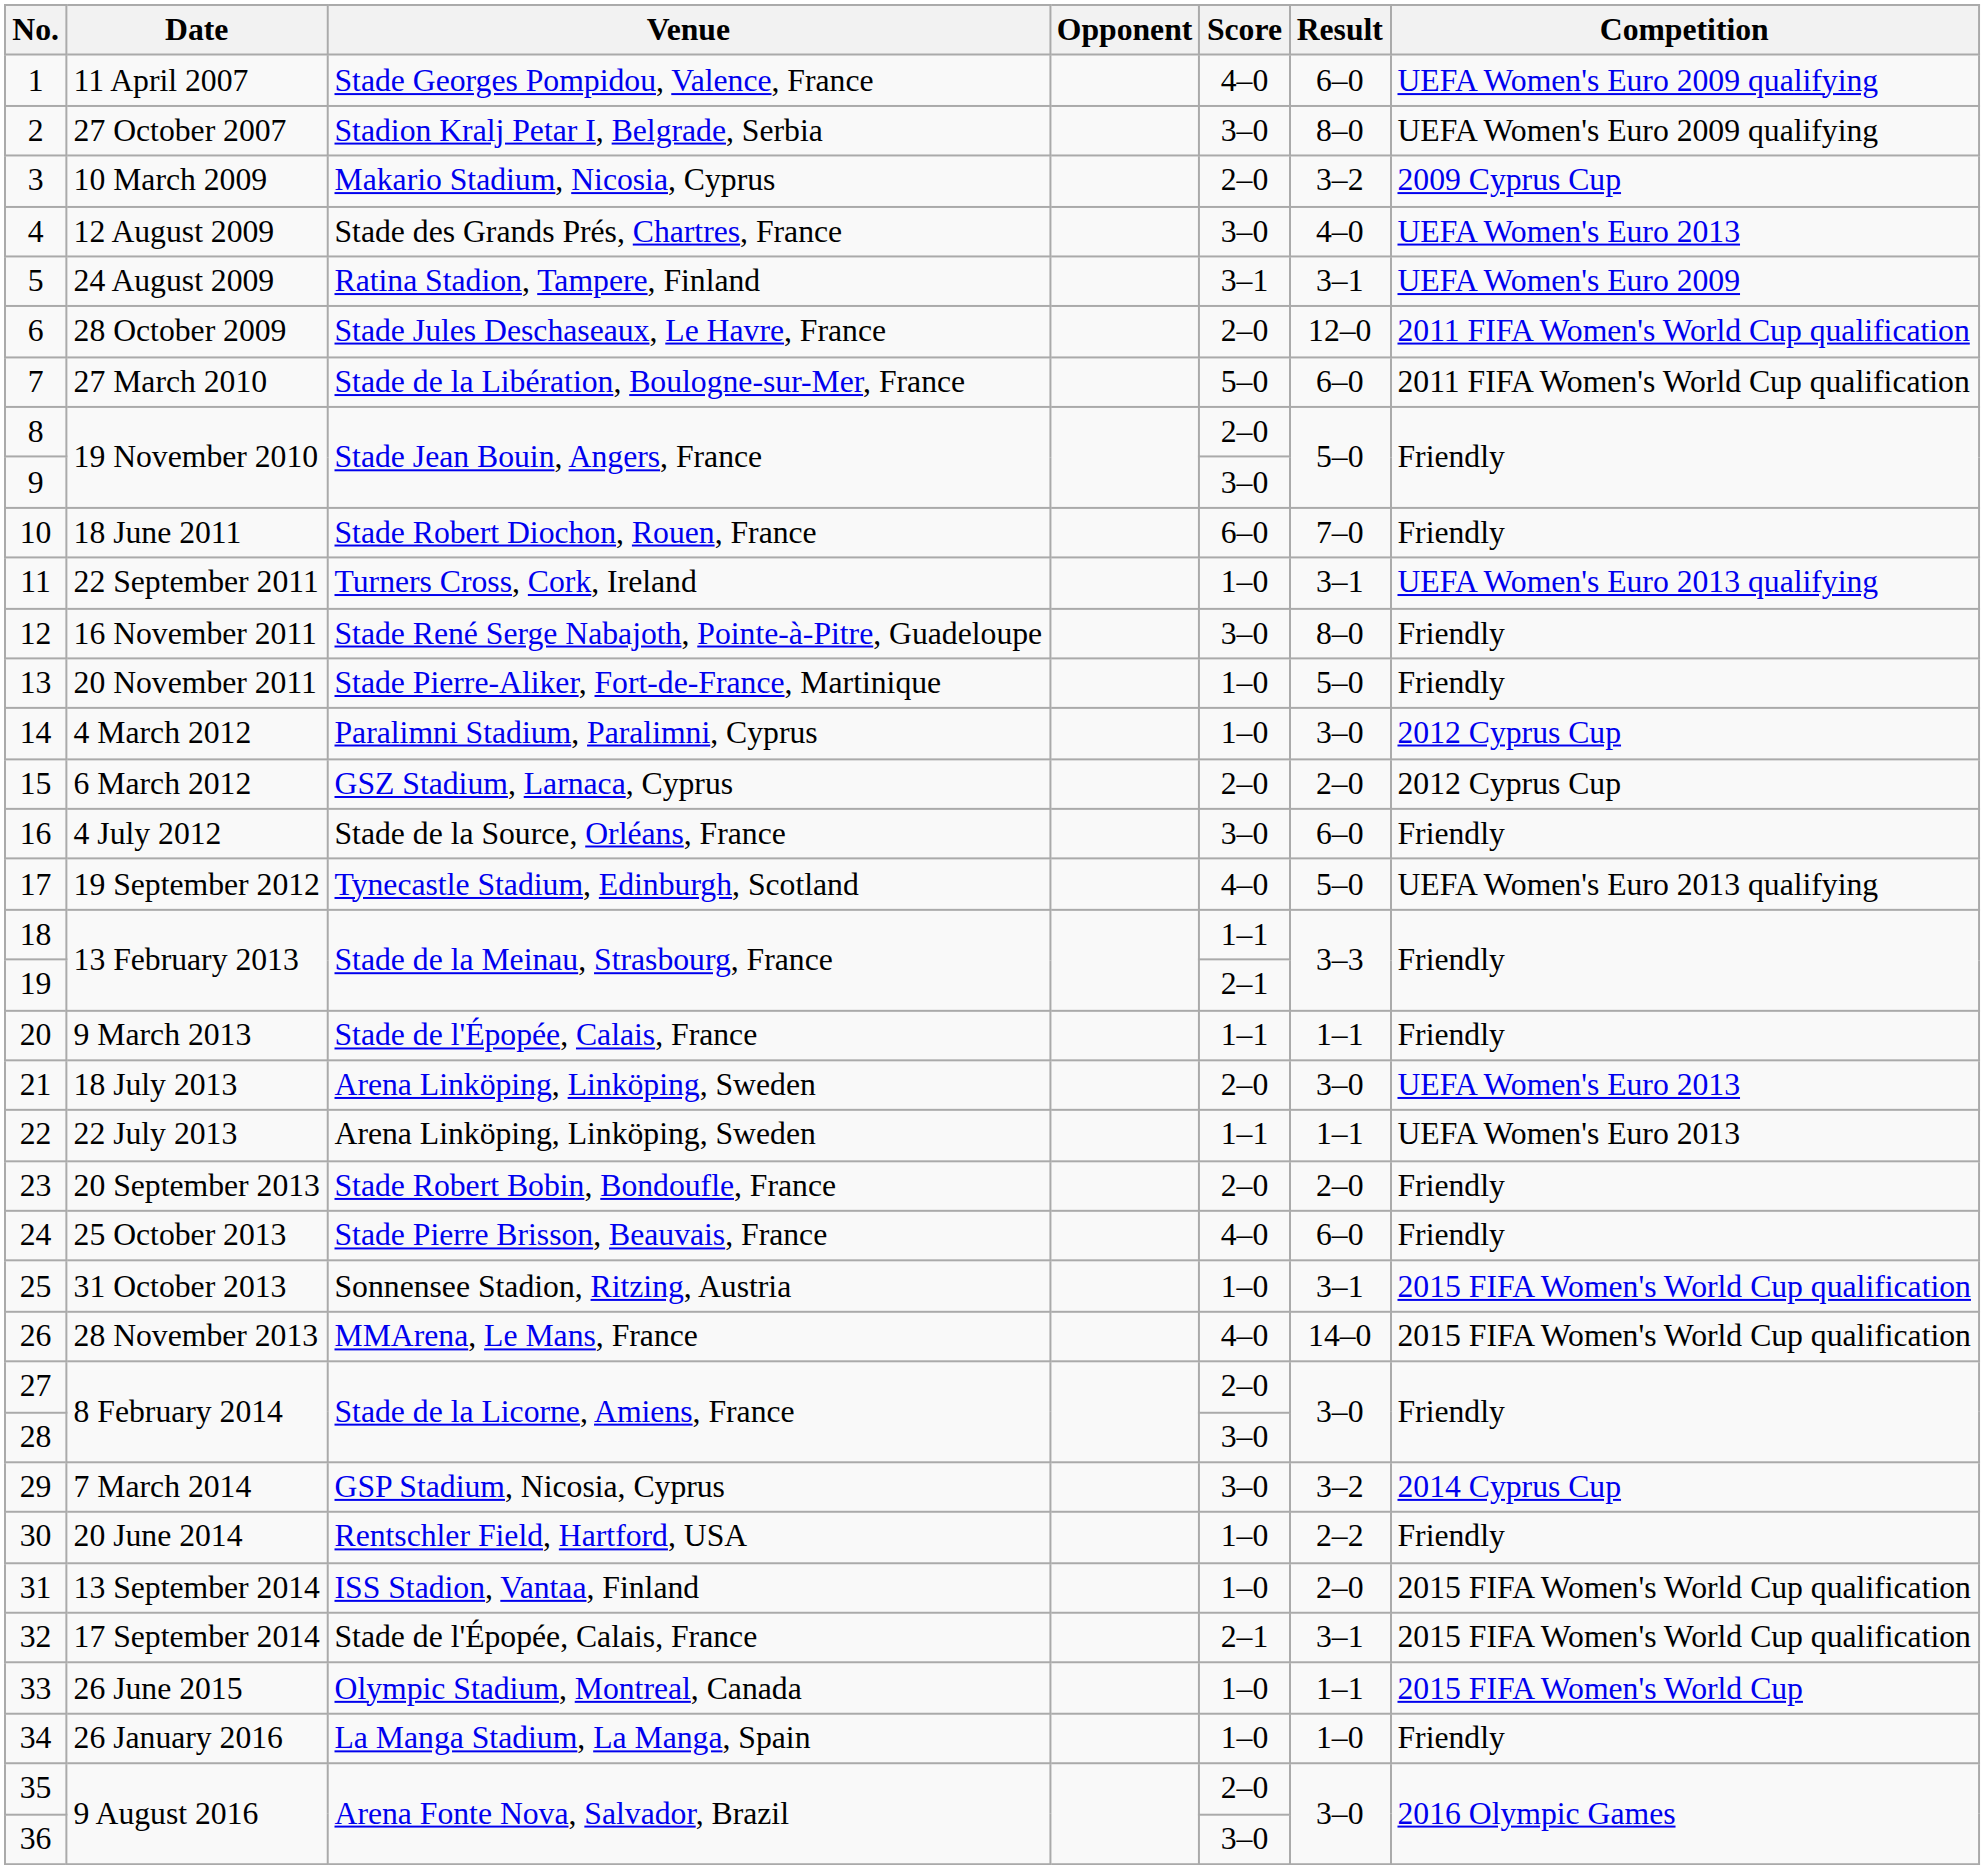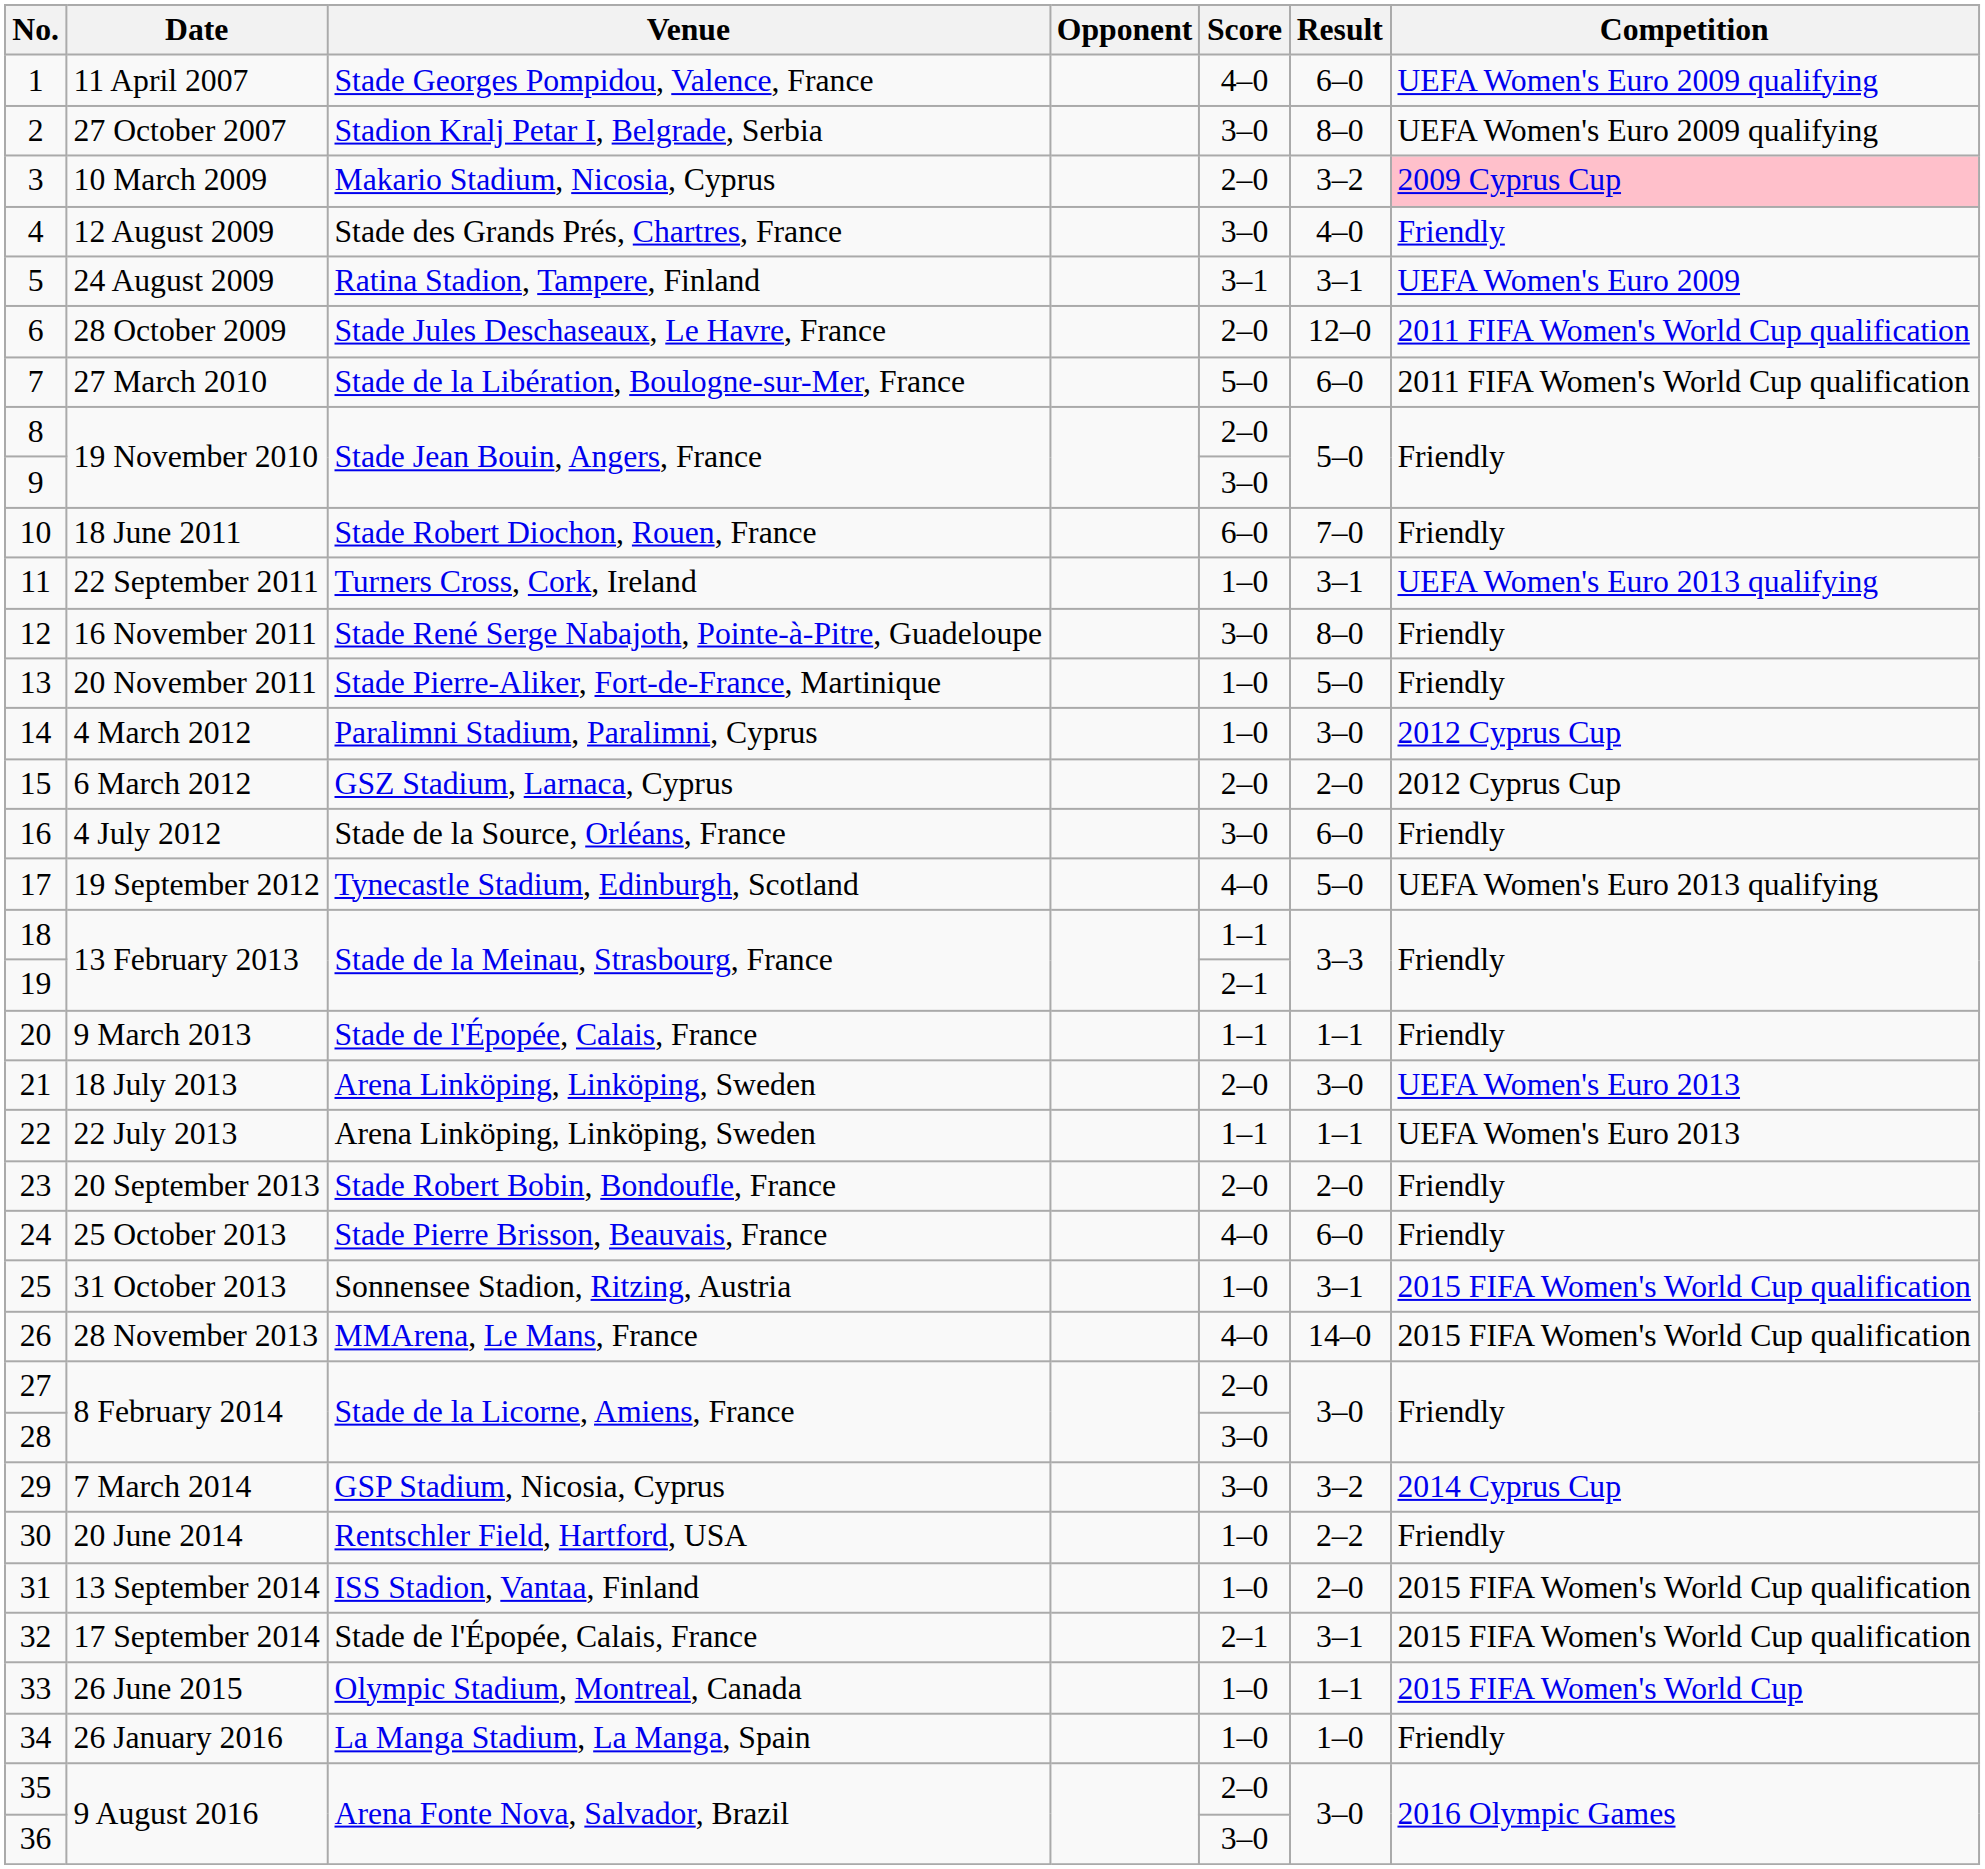(1509, 180) no background -> (1509, 180) pink background
(1569, 230) UEFA Women's Euro 2013 -> (1451, 230) Friendly
